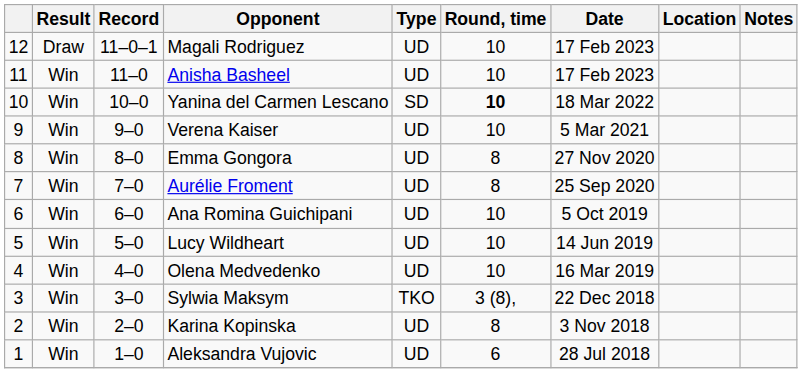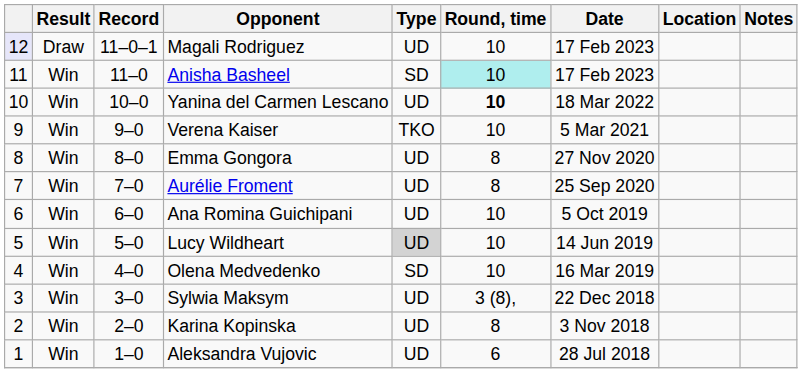(18, 47) no background -> (18, 47) lavender background
(417, 75) UD -> (417, 75) SD
(496, 75) no background -> (496, 75) paleturquoise background
(417, 102) SD -> (417, 102) UD
(417, 130) UD -> (417, 130) TKO
(417, 242) no background -> (417, 242) lightgrey background
(417, 270) UD -> (417, 270) SD
(417, 298) TKO -> (417, 298) UD
